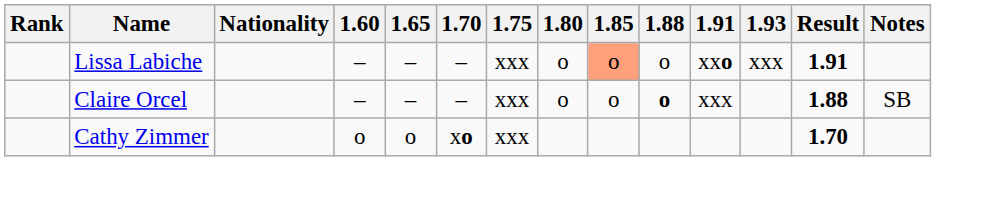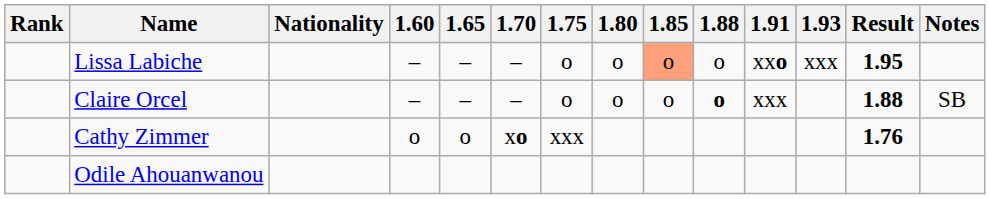(512, 61) xxx -> (567, 61) o
(828, 61) 1.91 -> (883, 61) 1.95
(512, 99) xxx -> (567, 99) o
(828, 137) 1.70 -> (883, 137) 1.76
+ row: (169, 174)
